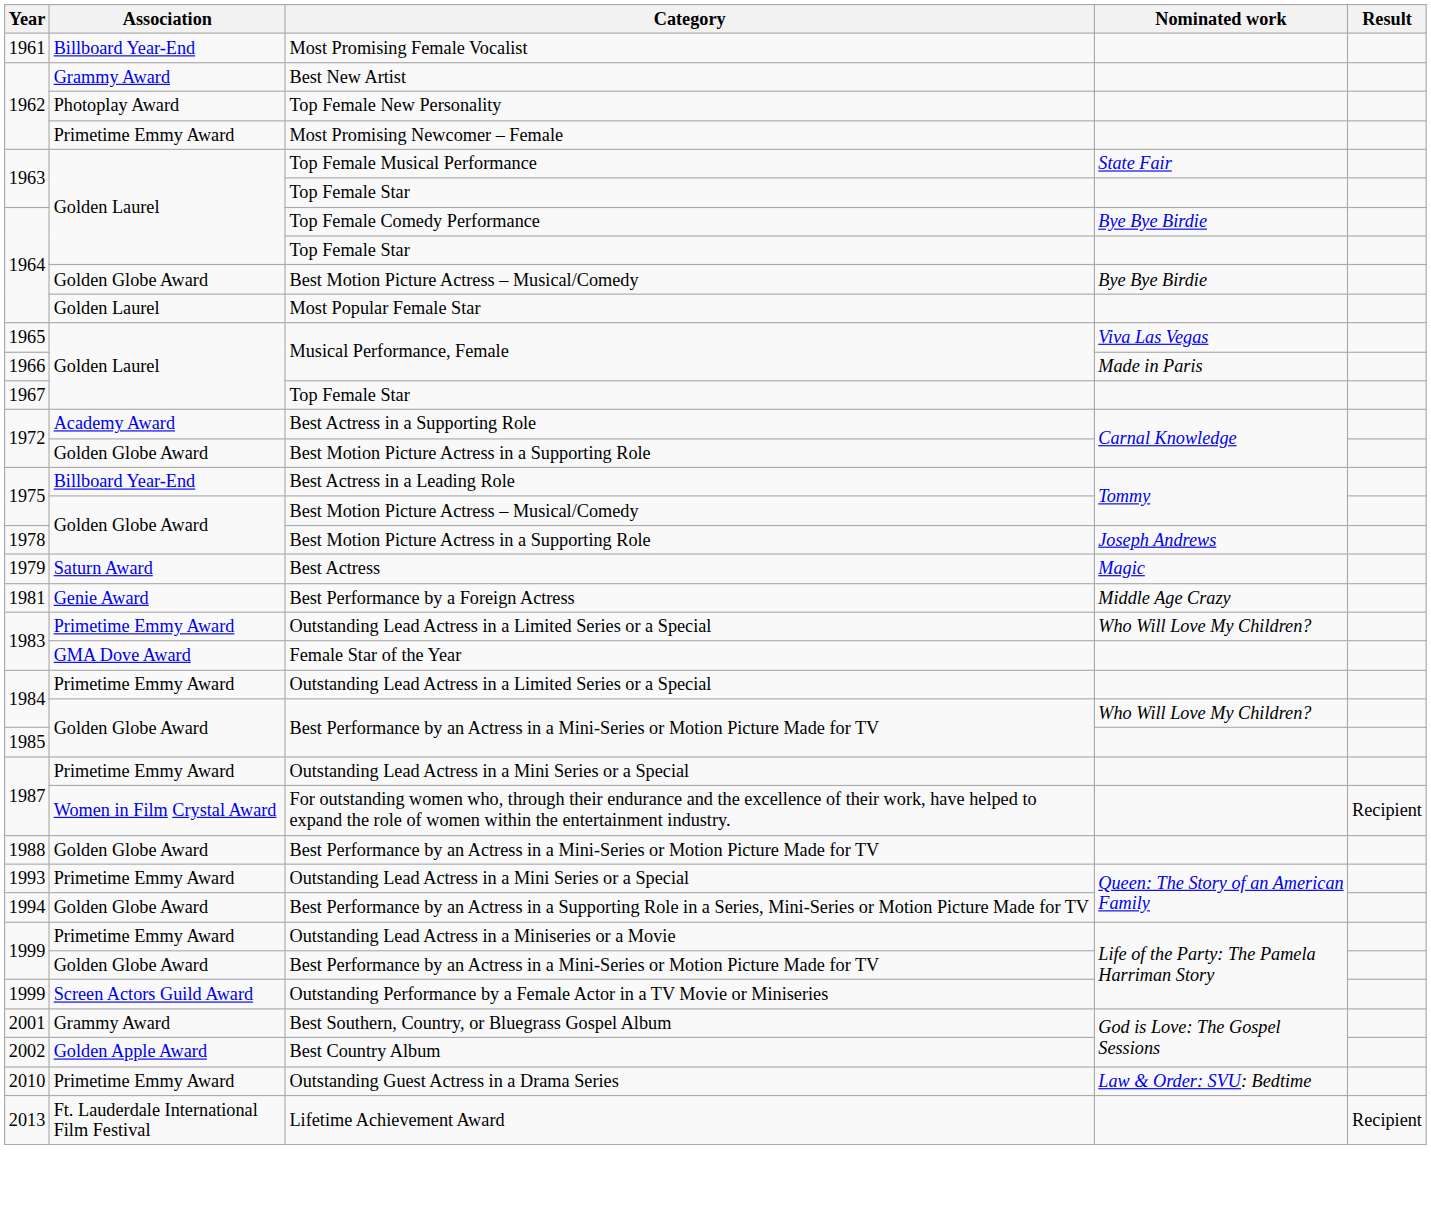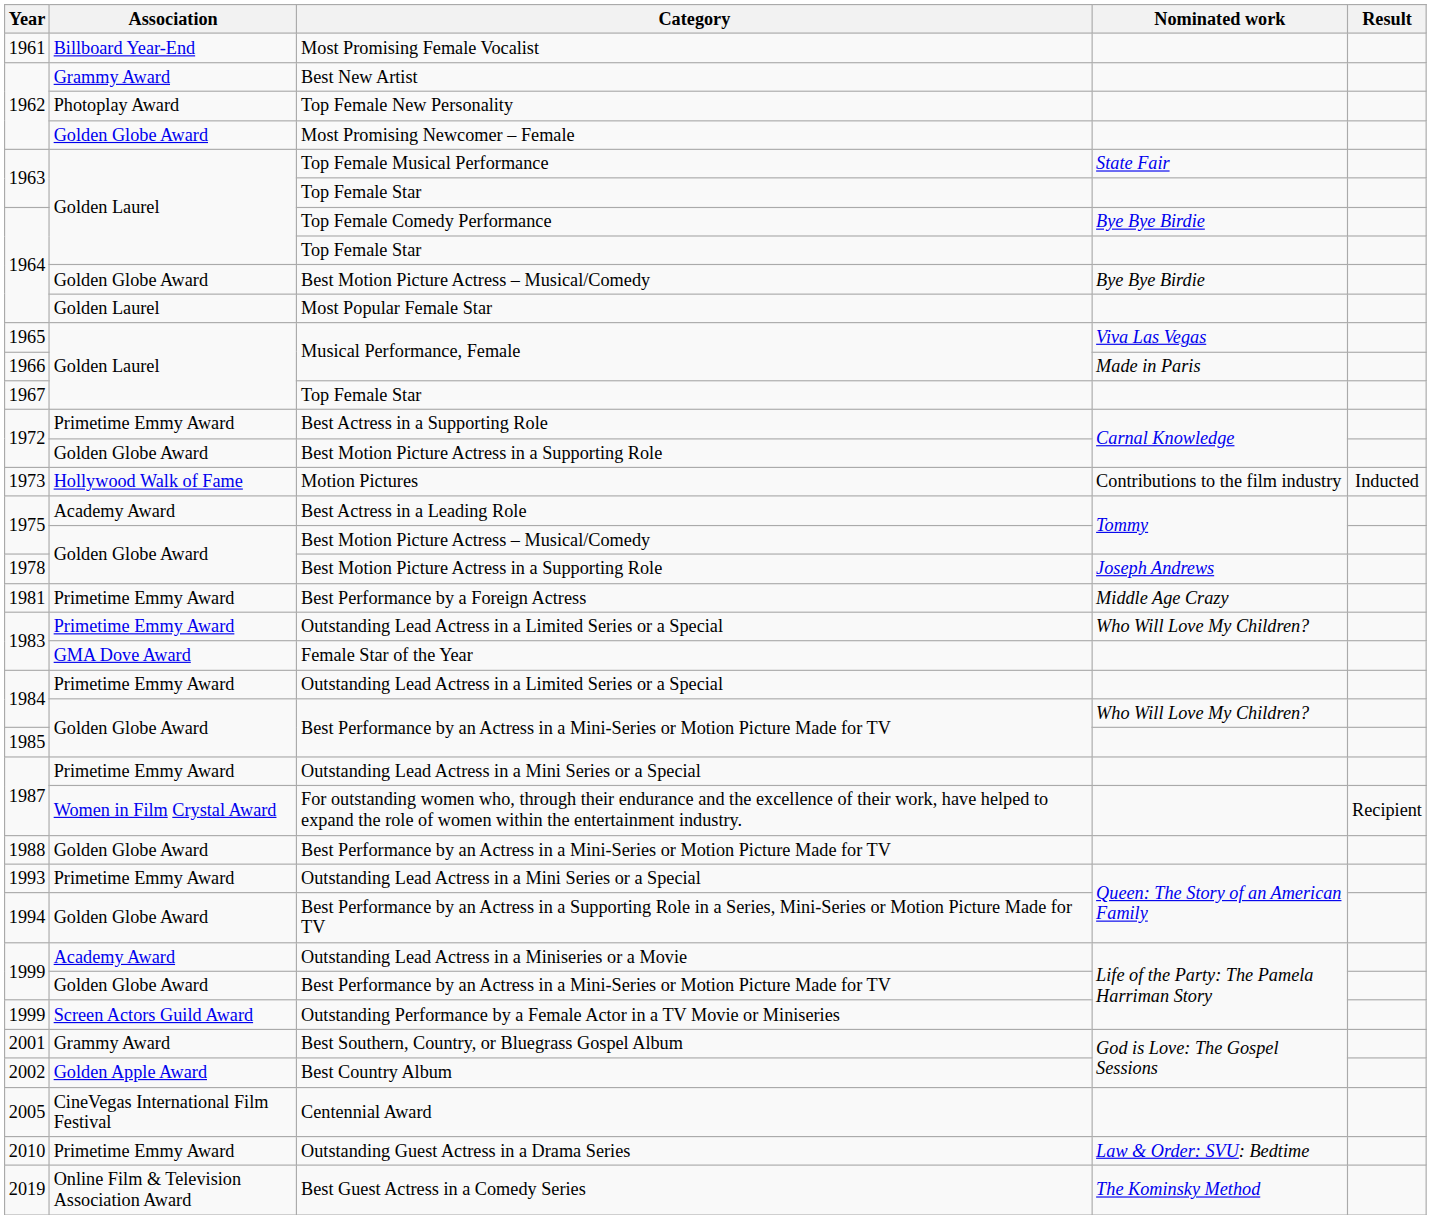(144, 134) Primetime Emmy Award -> (131, 134) Golden Globe Award
(114, 423) Academy Award -> (144, 423) Primetime Emmy Award
+ row: (27, 481)
(124, 481) Billboard Year-End -> (114, 510) Academy Award
- row: (27, 568)
(101, 597) Genie Award -> (144, 597) Primetime Emmy Award
(144, 936) Primetime Emmy Award -> (114, 956) Academy Award
+ row: (27, 1111)
- row: (27, 1120)
+ row: (27, 1190)
